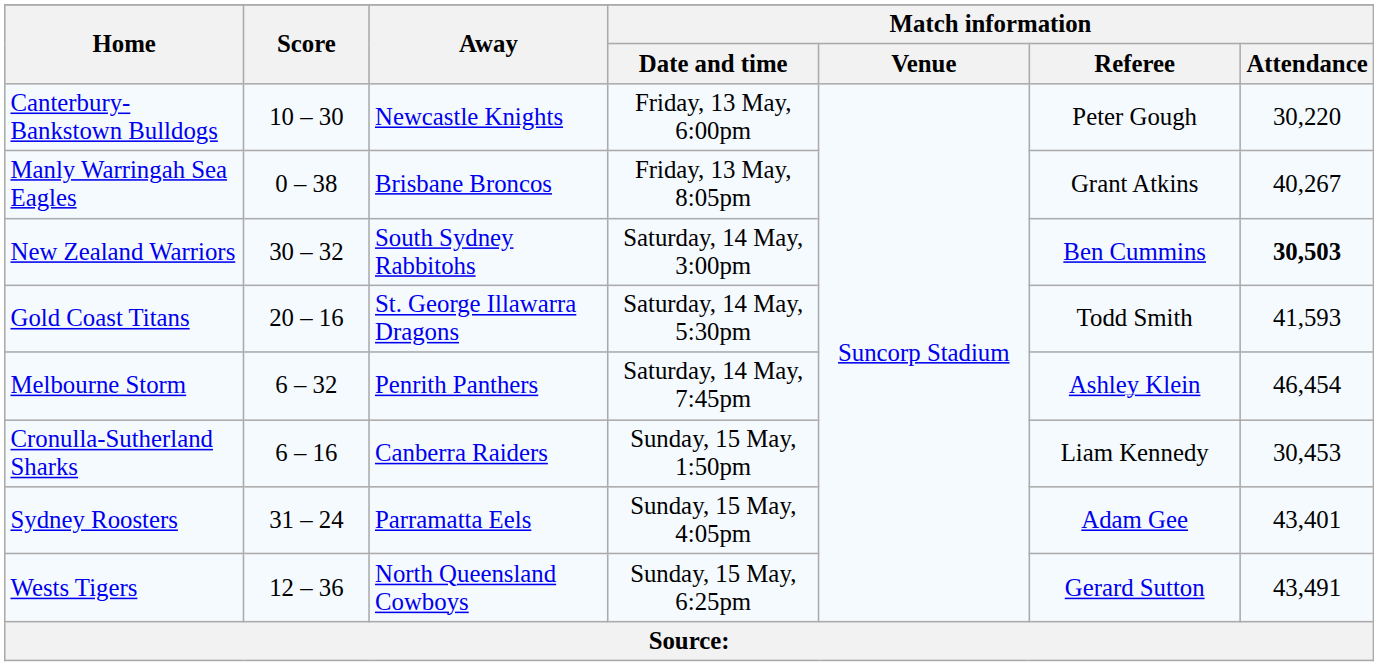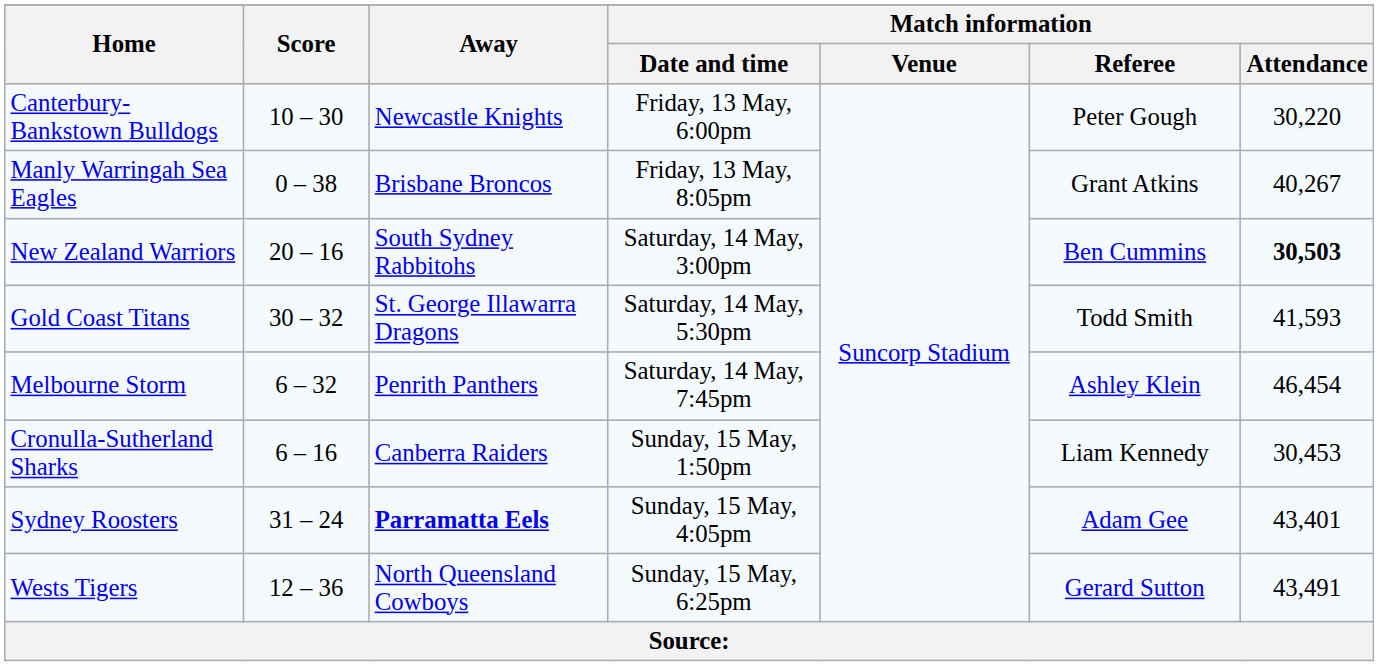(306, 251) 30 – 32 -> (306, 251) 20 – 16
(306, 318) 20 – 16 -> (306, 318) 30 – 32
(453, 520) normal -> (462, 520) bold
